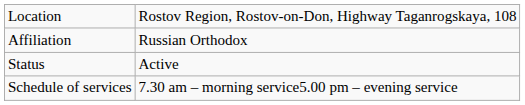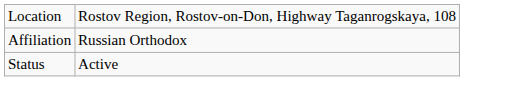- row: (70, 87)
